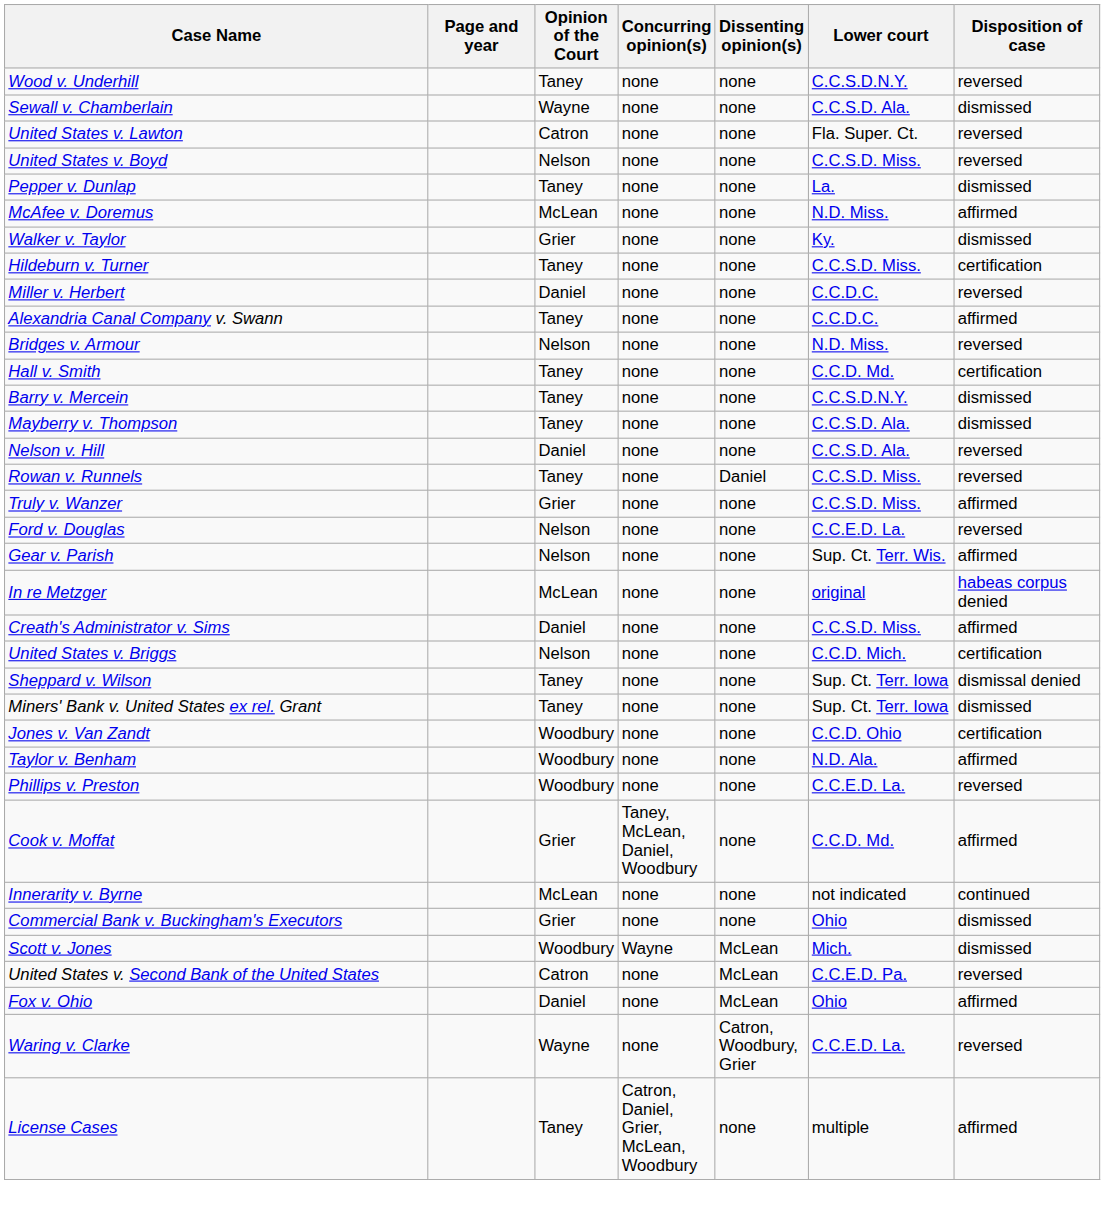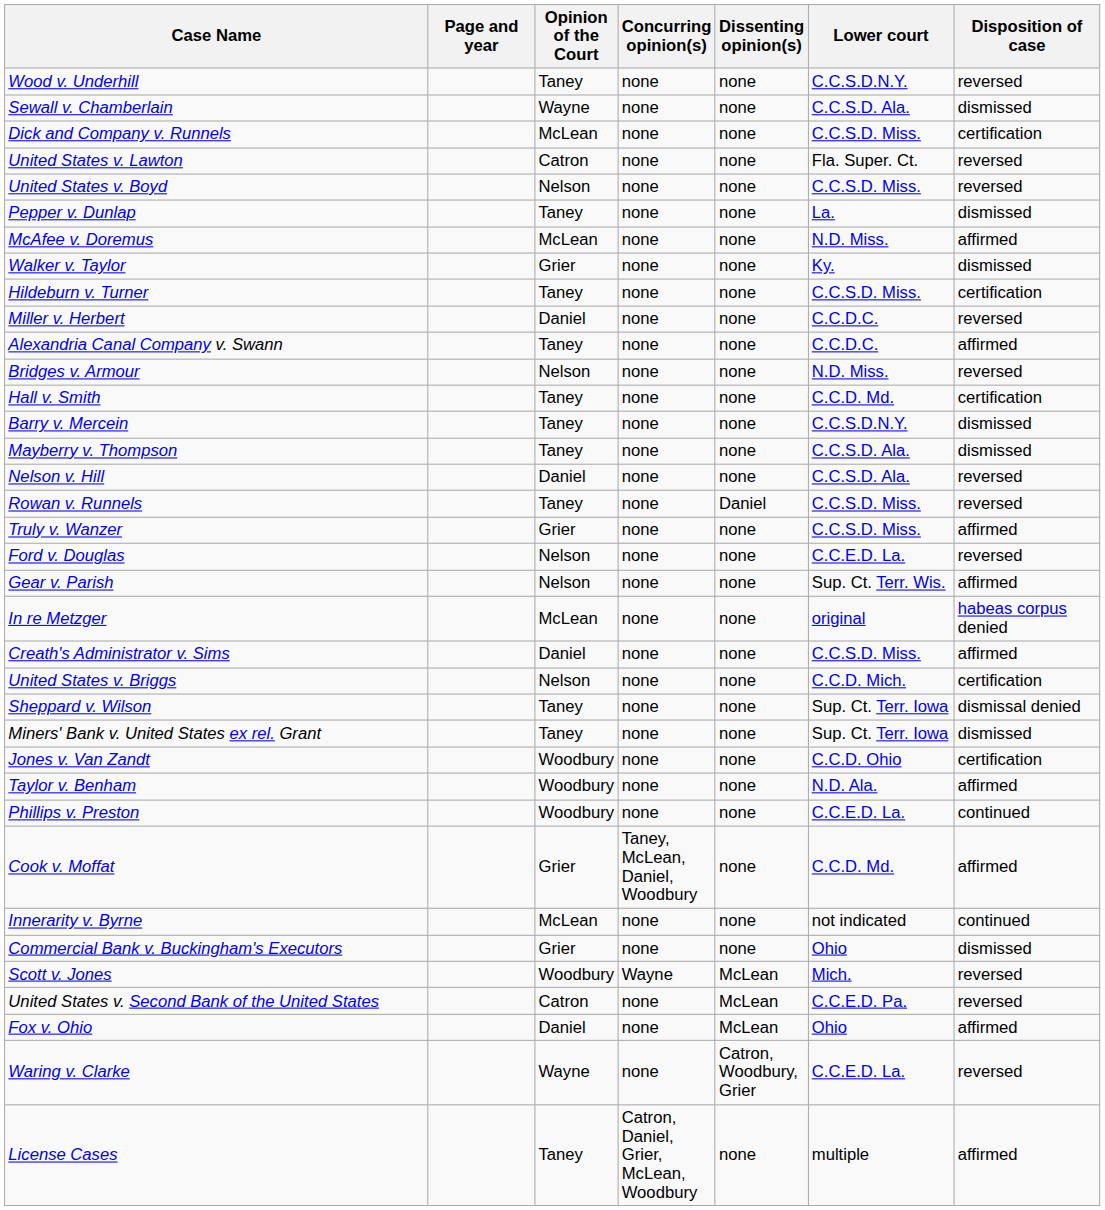+ row: (120, 134)
(990, 786) reversed -> (994, 812) continued
(995, 948) dismissed -> (990, 974) reversed
